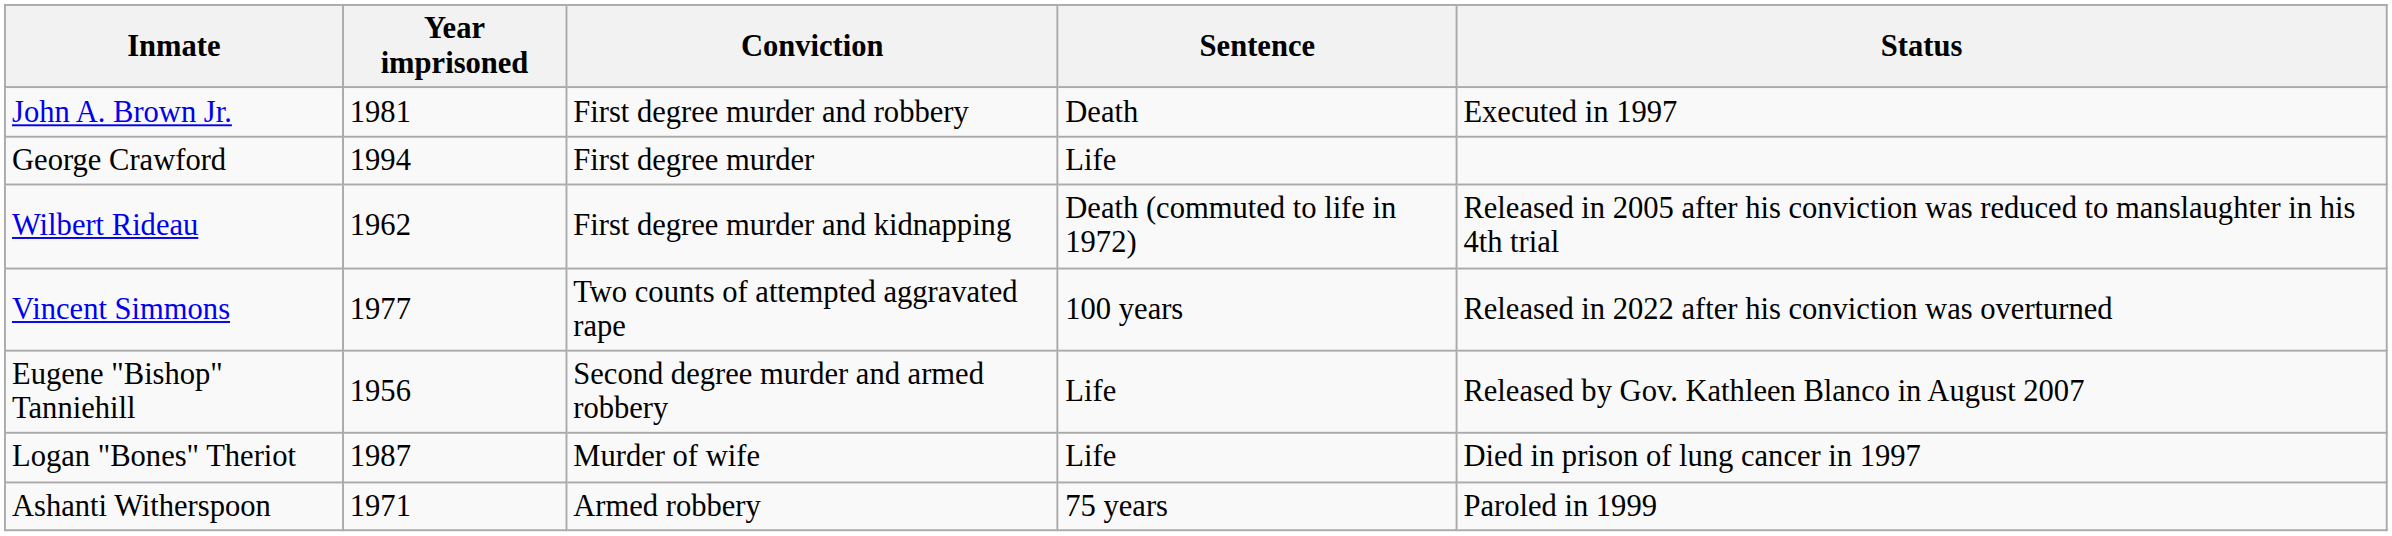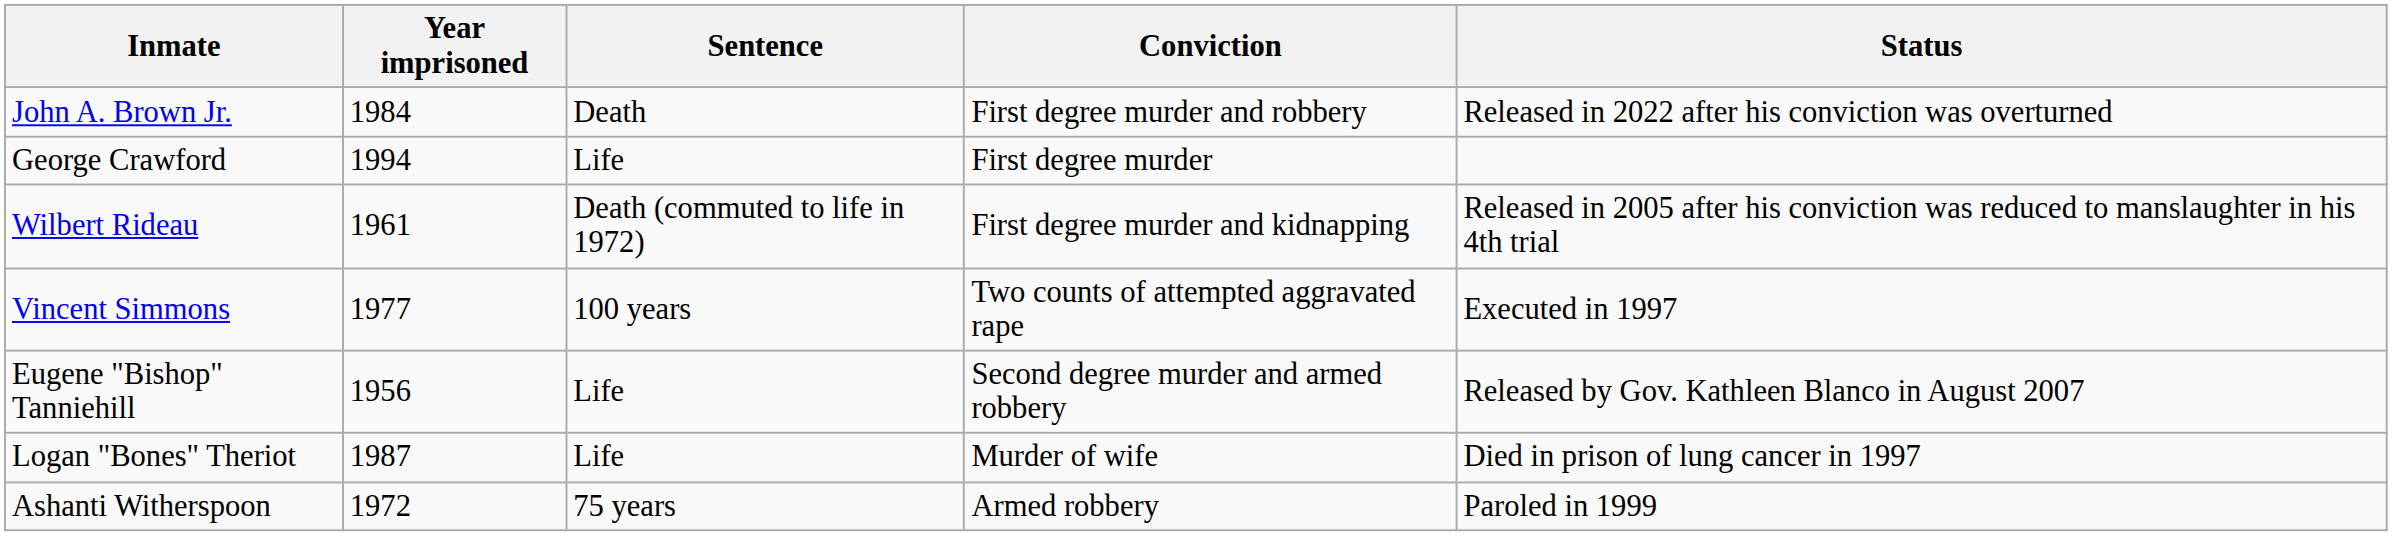columns swapped: (1257, 45) <-> (812, 45)
(380, 111) 1981 -> (380, 111) 1984
(1570, 111) Executed in 1997 -> (1788, 111) Released in 2022 after his conviction was overturned
(380, 225) 1962 -> (380, 225) 1961
(1788, 308) Released in 2022 after his conviction was overturned -> (1570, 308) Executed in 1997
(380, 505) 1971 -> (380, 505) 1972
